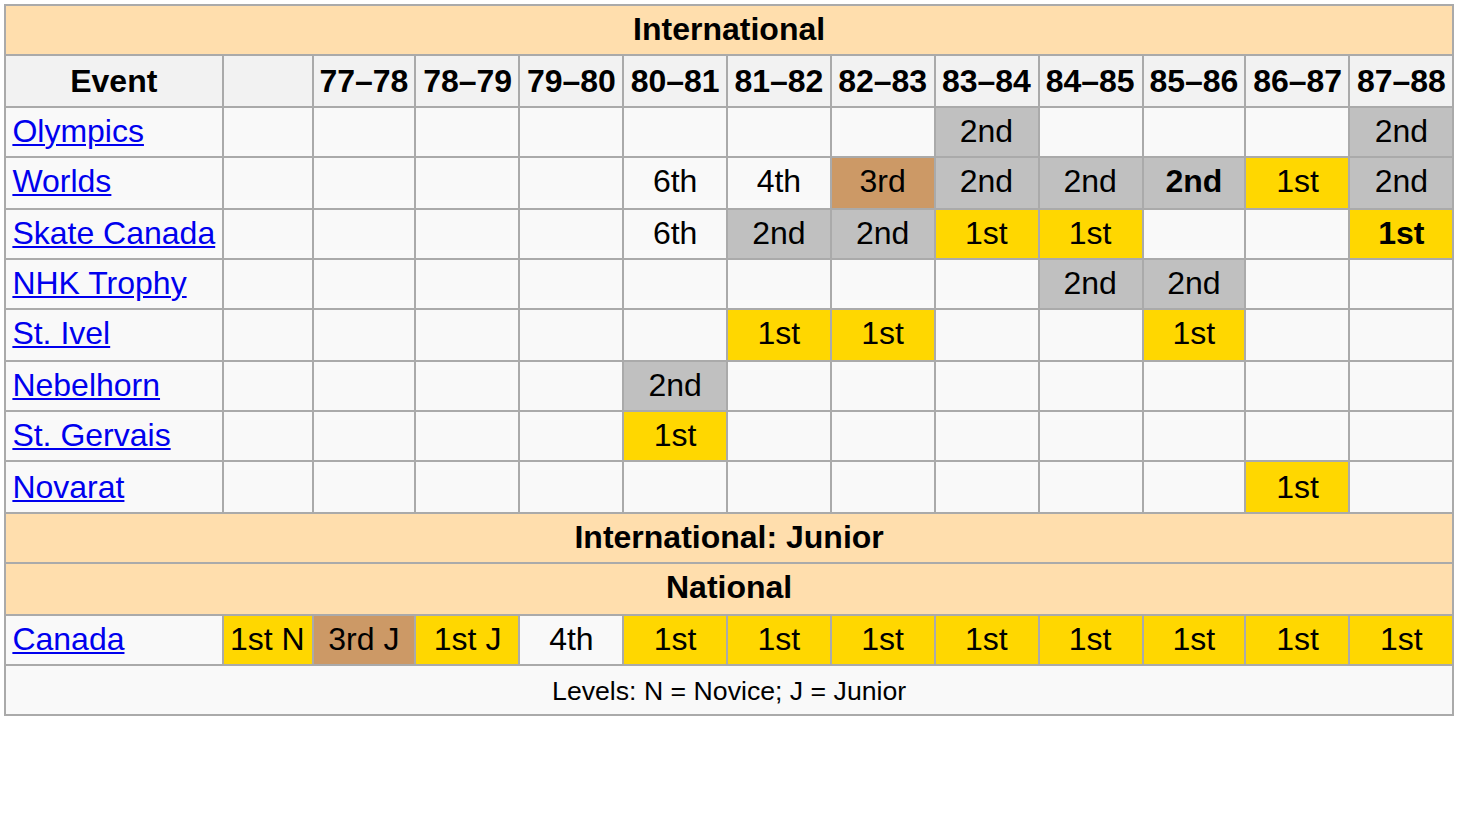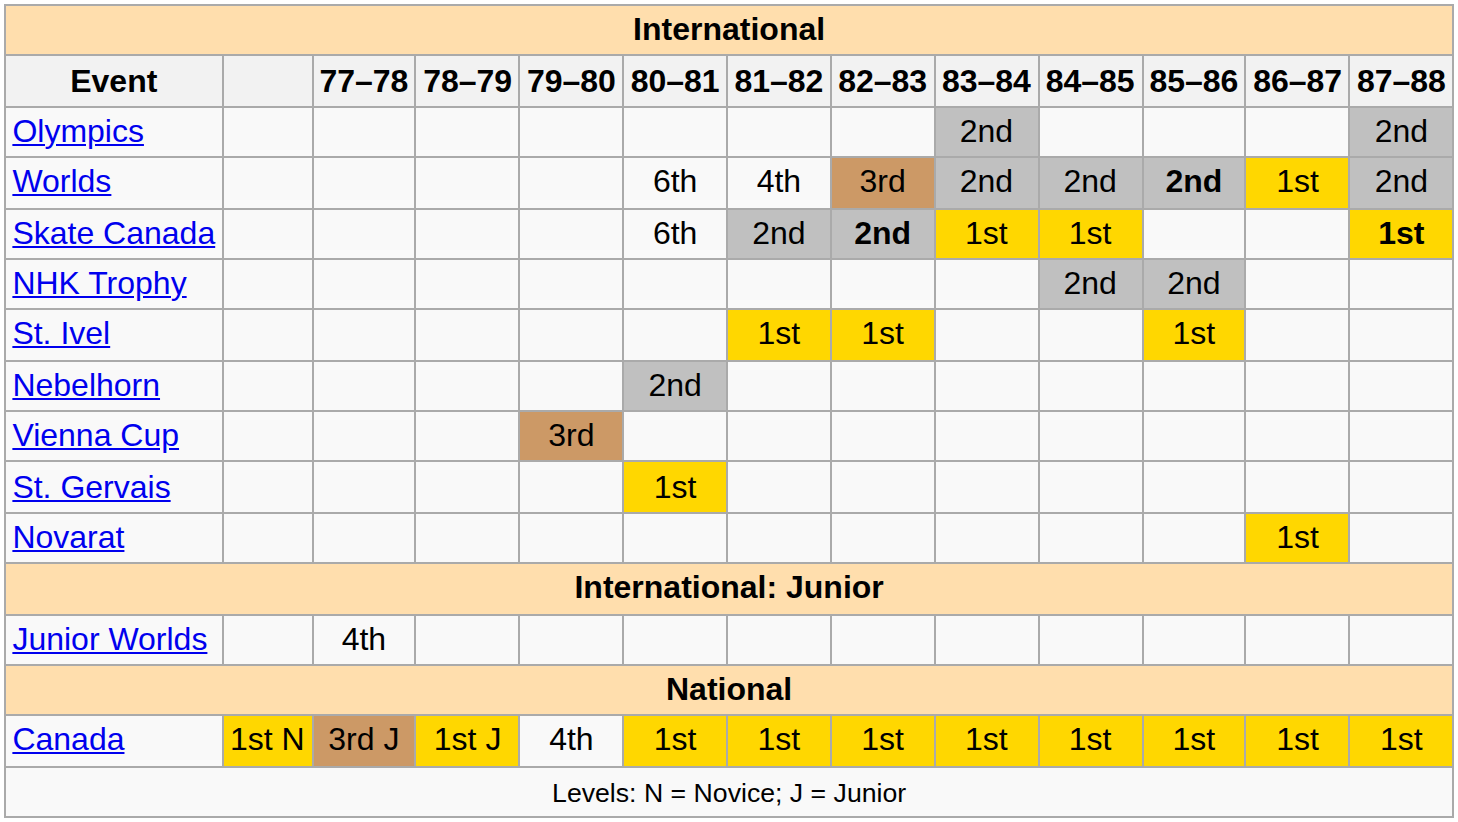(883, 232) normal -> (883, 232) bold
+ row: (96, 435)
+ row: (110, 638)
